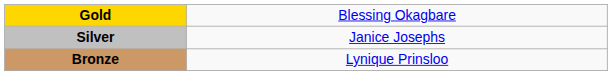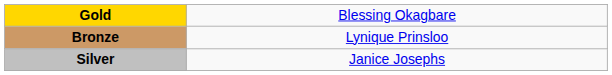rows swapped: (95, 37) <-> (95, 59)
